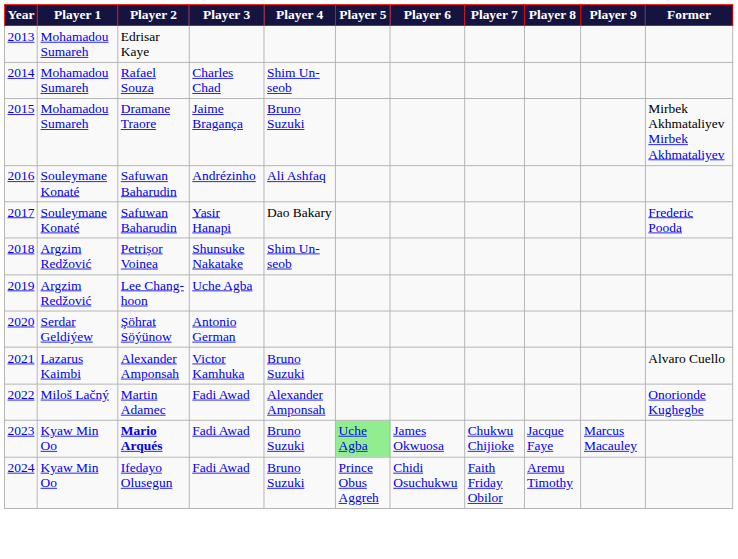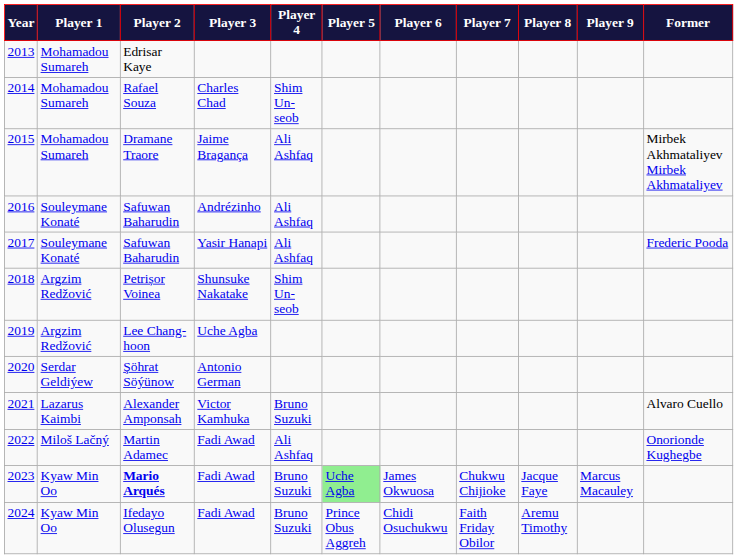(286, 116) Bruno Suzuki -> (293, 147) Ali Ashfaq
(299, 212) Dao Bakary -> (293, 250) Ali Ashfaq
(296, 402) Alexander Amponsah -> (293, 447) Ali Ashfaq
